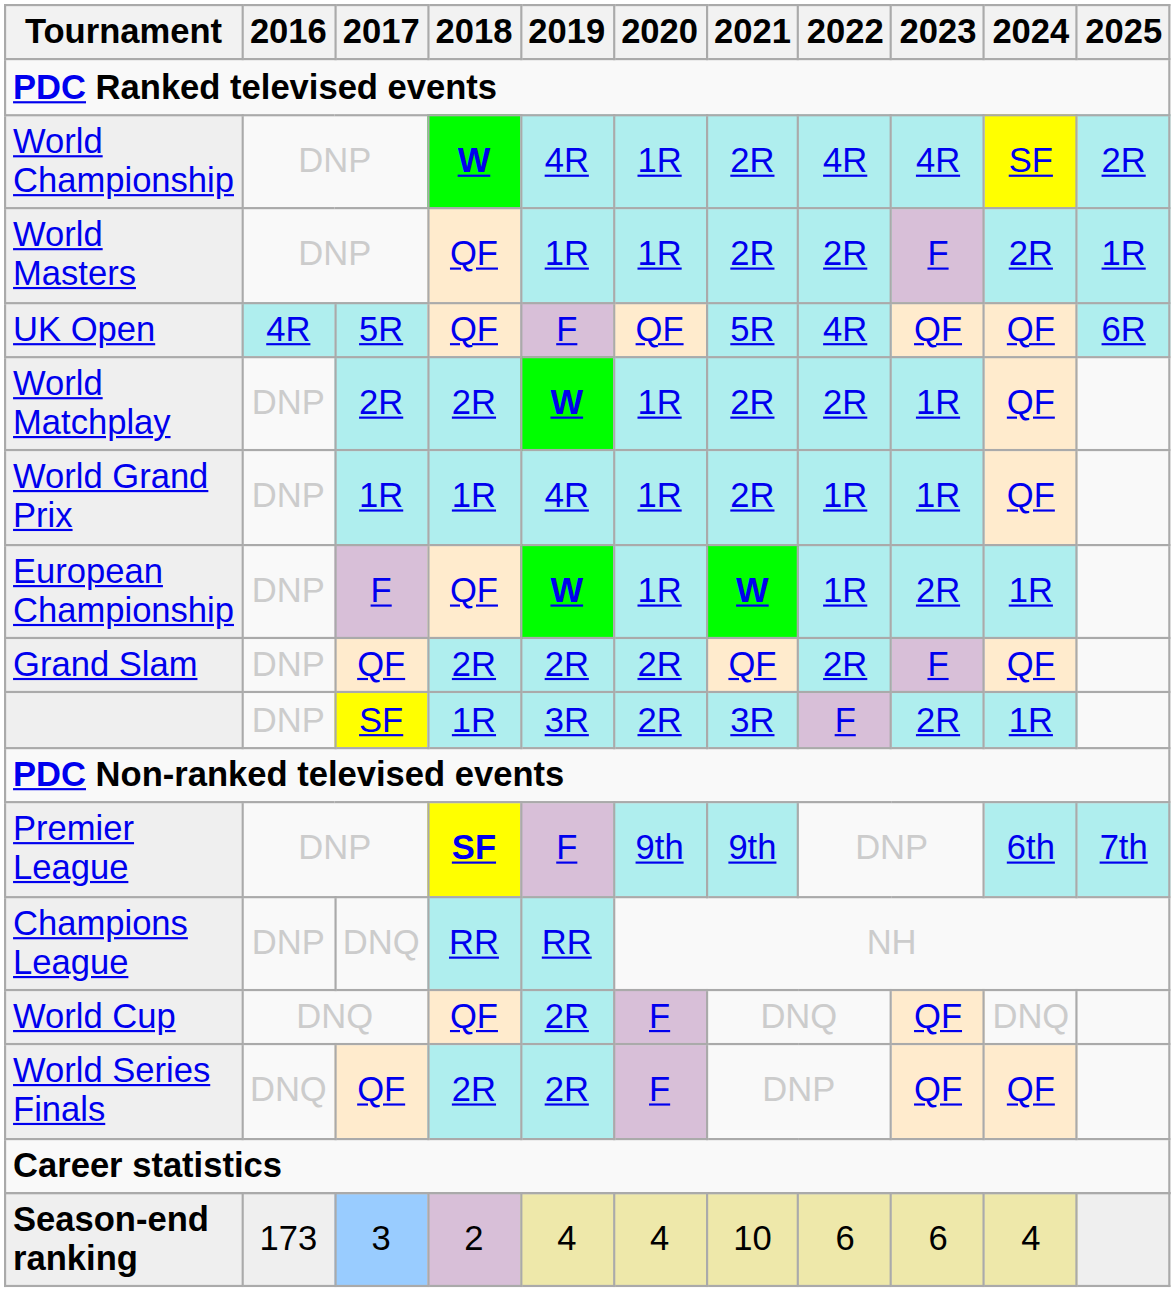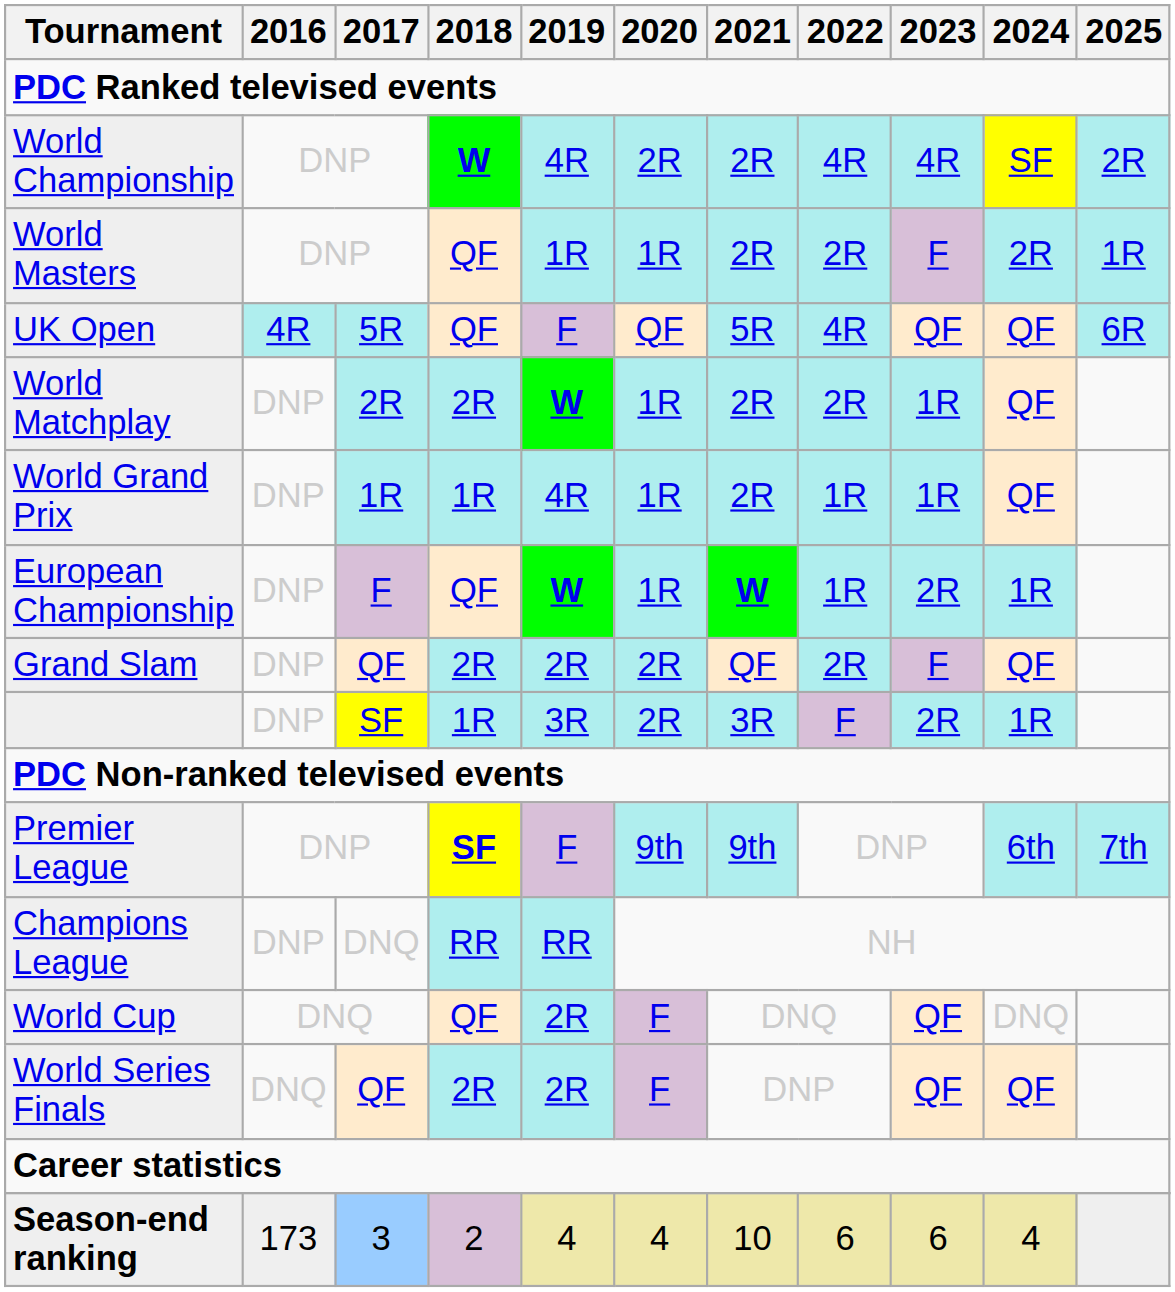(660, 160) 1R -> (660, 160) 2R
